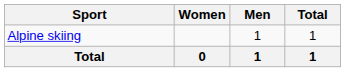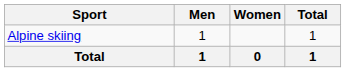columns swapped: (257, 14) <-> (202, 14)
